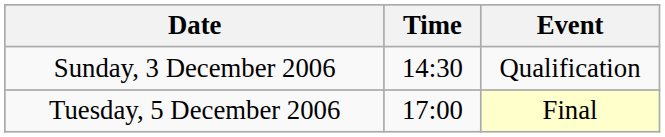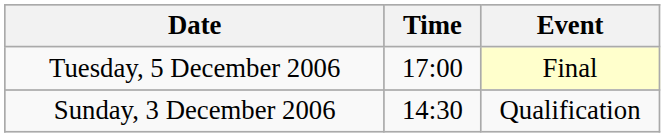rows swapped: (195, 68) <-> (195, 110)
